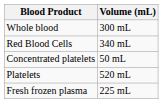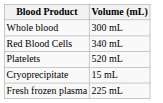- row: (51, 59)
+ row: (37, 75)
